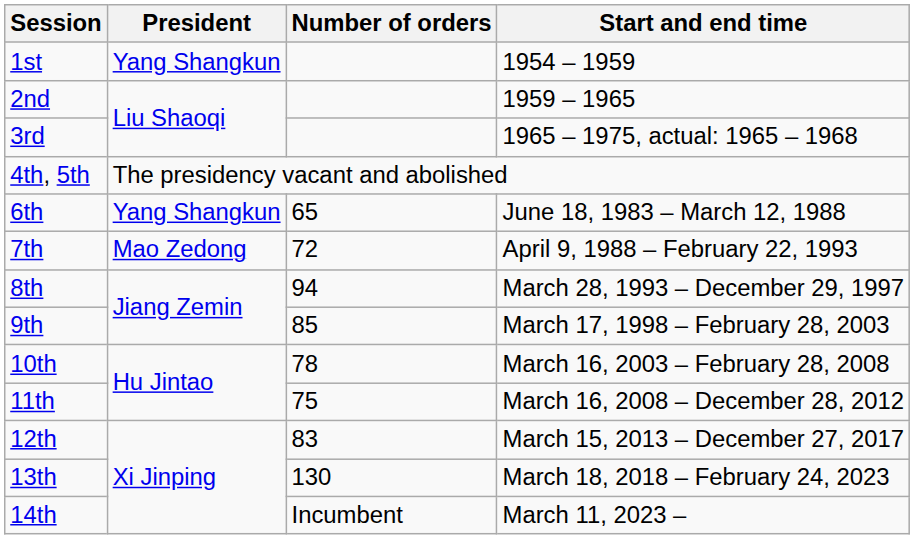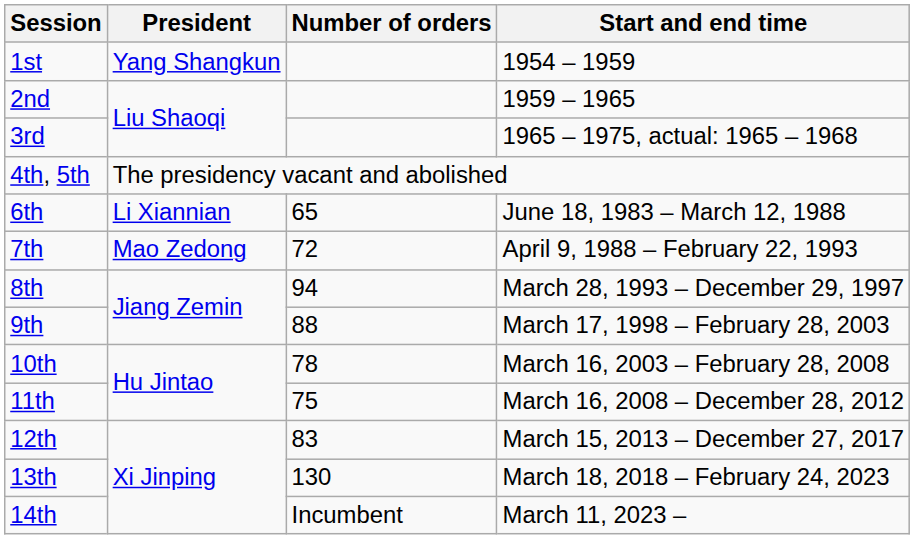(197, 212) Yang Shangkun -> (172, 212) Li Xiannian
(305, 325) 85 -> (305, 325) 88
